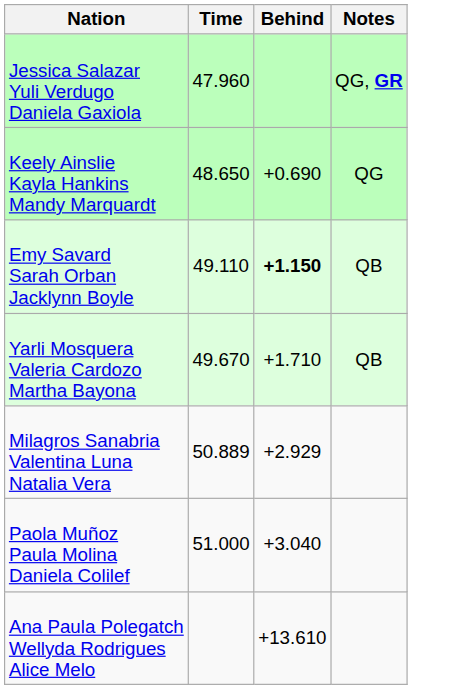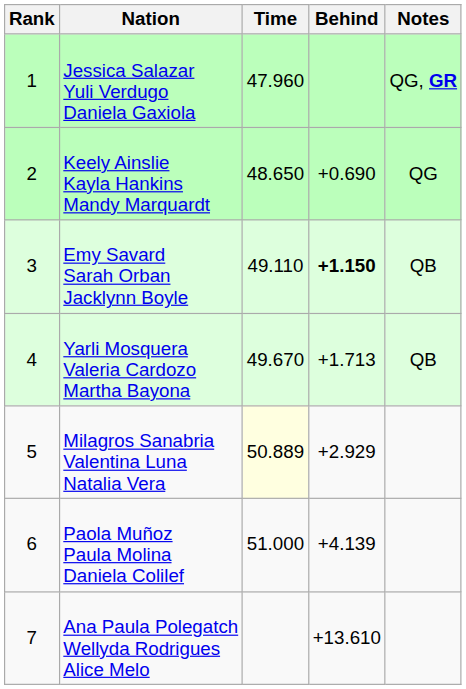+ column: (32, 19)
(292, 359) +1.710 -> (347, 359) +1.713
(221, 452) no background -> (275, 452) lightyellow background
(292, 544) +3.040 -> (347, 544) +4.139
